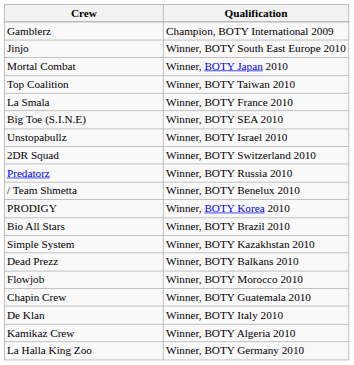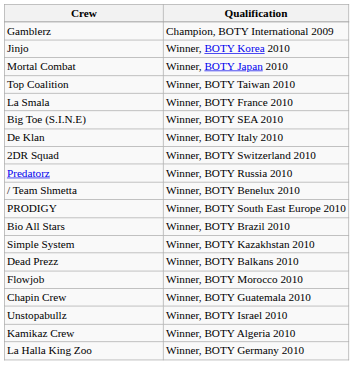(256, 48) Winner, BOTY South East Europe 2010 -> (228, 48) Winner, BOTY Korea 2010
rows swapped: (26, 315) <-> (37, 137)
(228, 208) Winner, BOTY Korea 2010 -> (256, 208) Winner, BOTY South East Europe 2010
